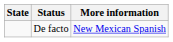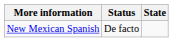columns swapped: (18, 12) <-> (120, 12)
